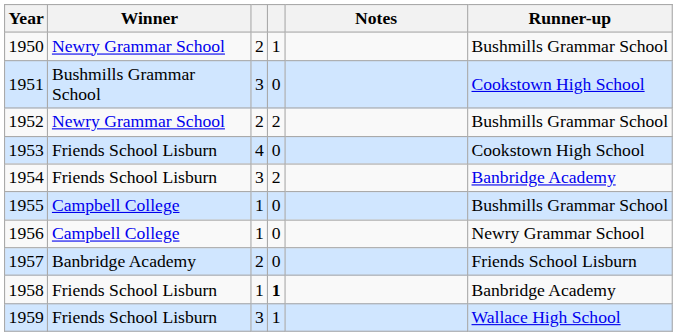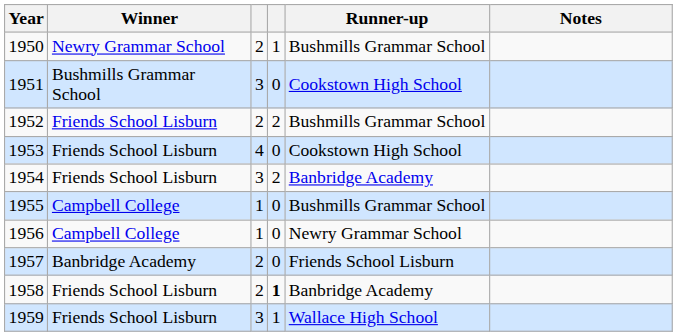columns swapped: (570, 18) <-> (376, 18)
(138, 121) Newry Grammar School -> (135, 121) Friends School Lisburn
(259, 289) 1 -> (259, 289) 2
